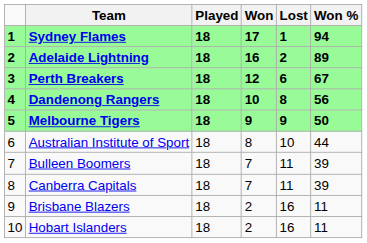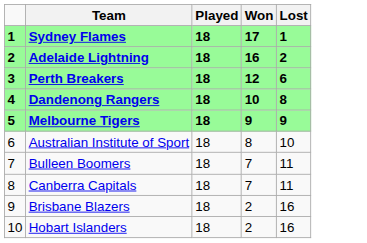- column: (336, 15)
